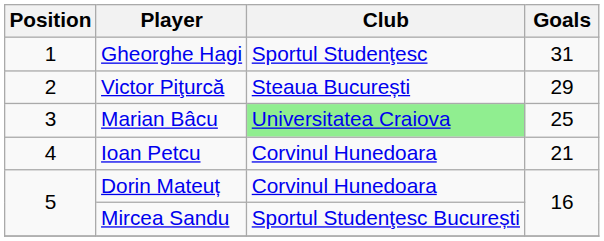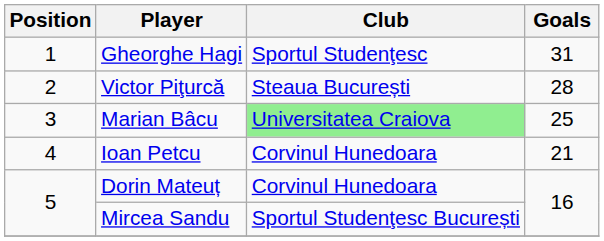(562, 86) 29 -> (562, 86) 28
